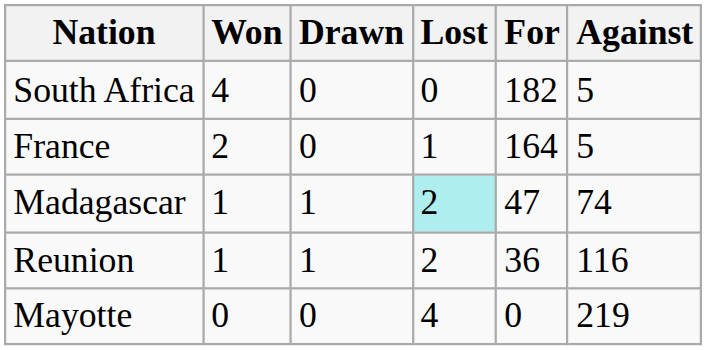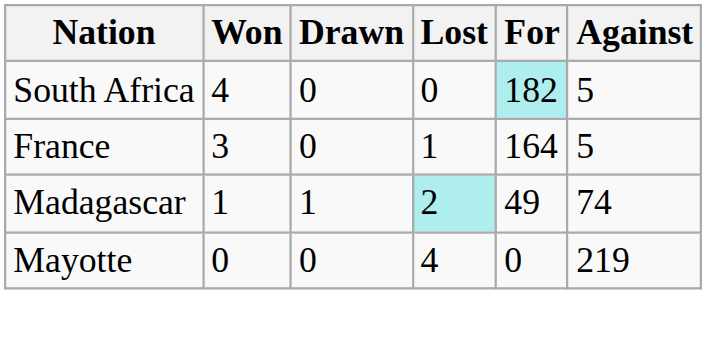(531, 89) no background -> (531, 89) paleturquoise background
(220, 145) 2 -> (220, 145) 3
(522, 202) 47 -> (522, 202) 49
- row: (74, 259)
